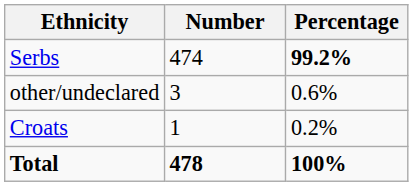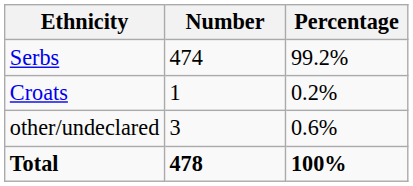(322, 57) bold -> (320, 57) normal
rows swapped: (39, 127) <-> (85, 92)
